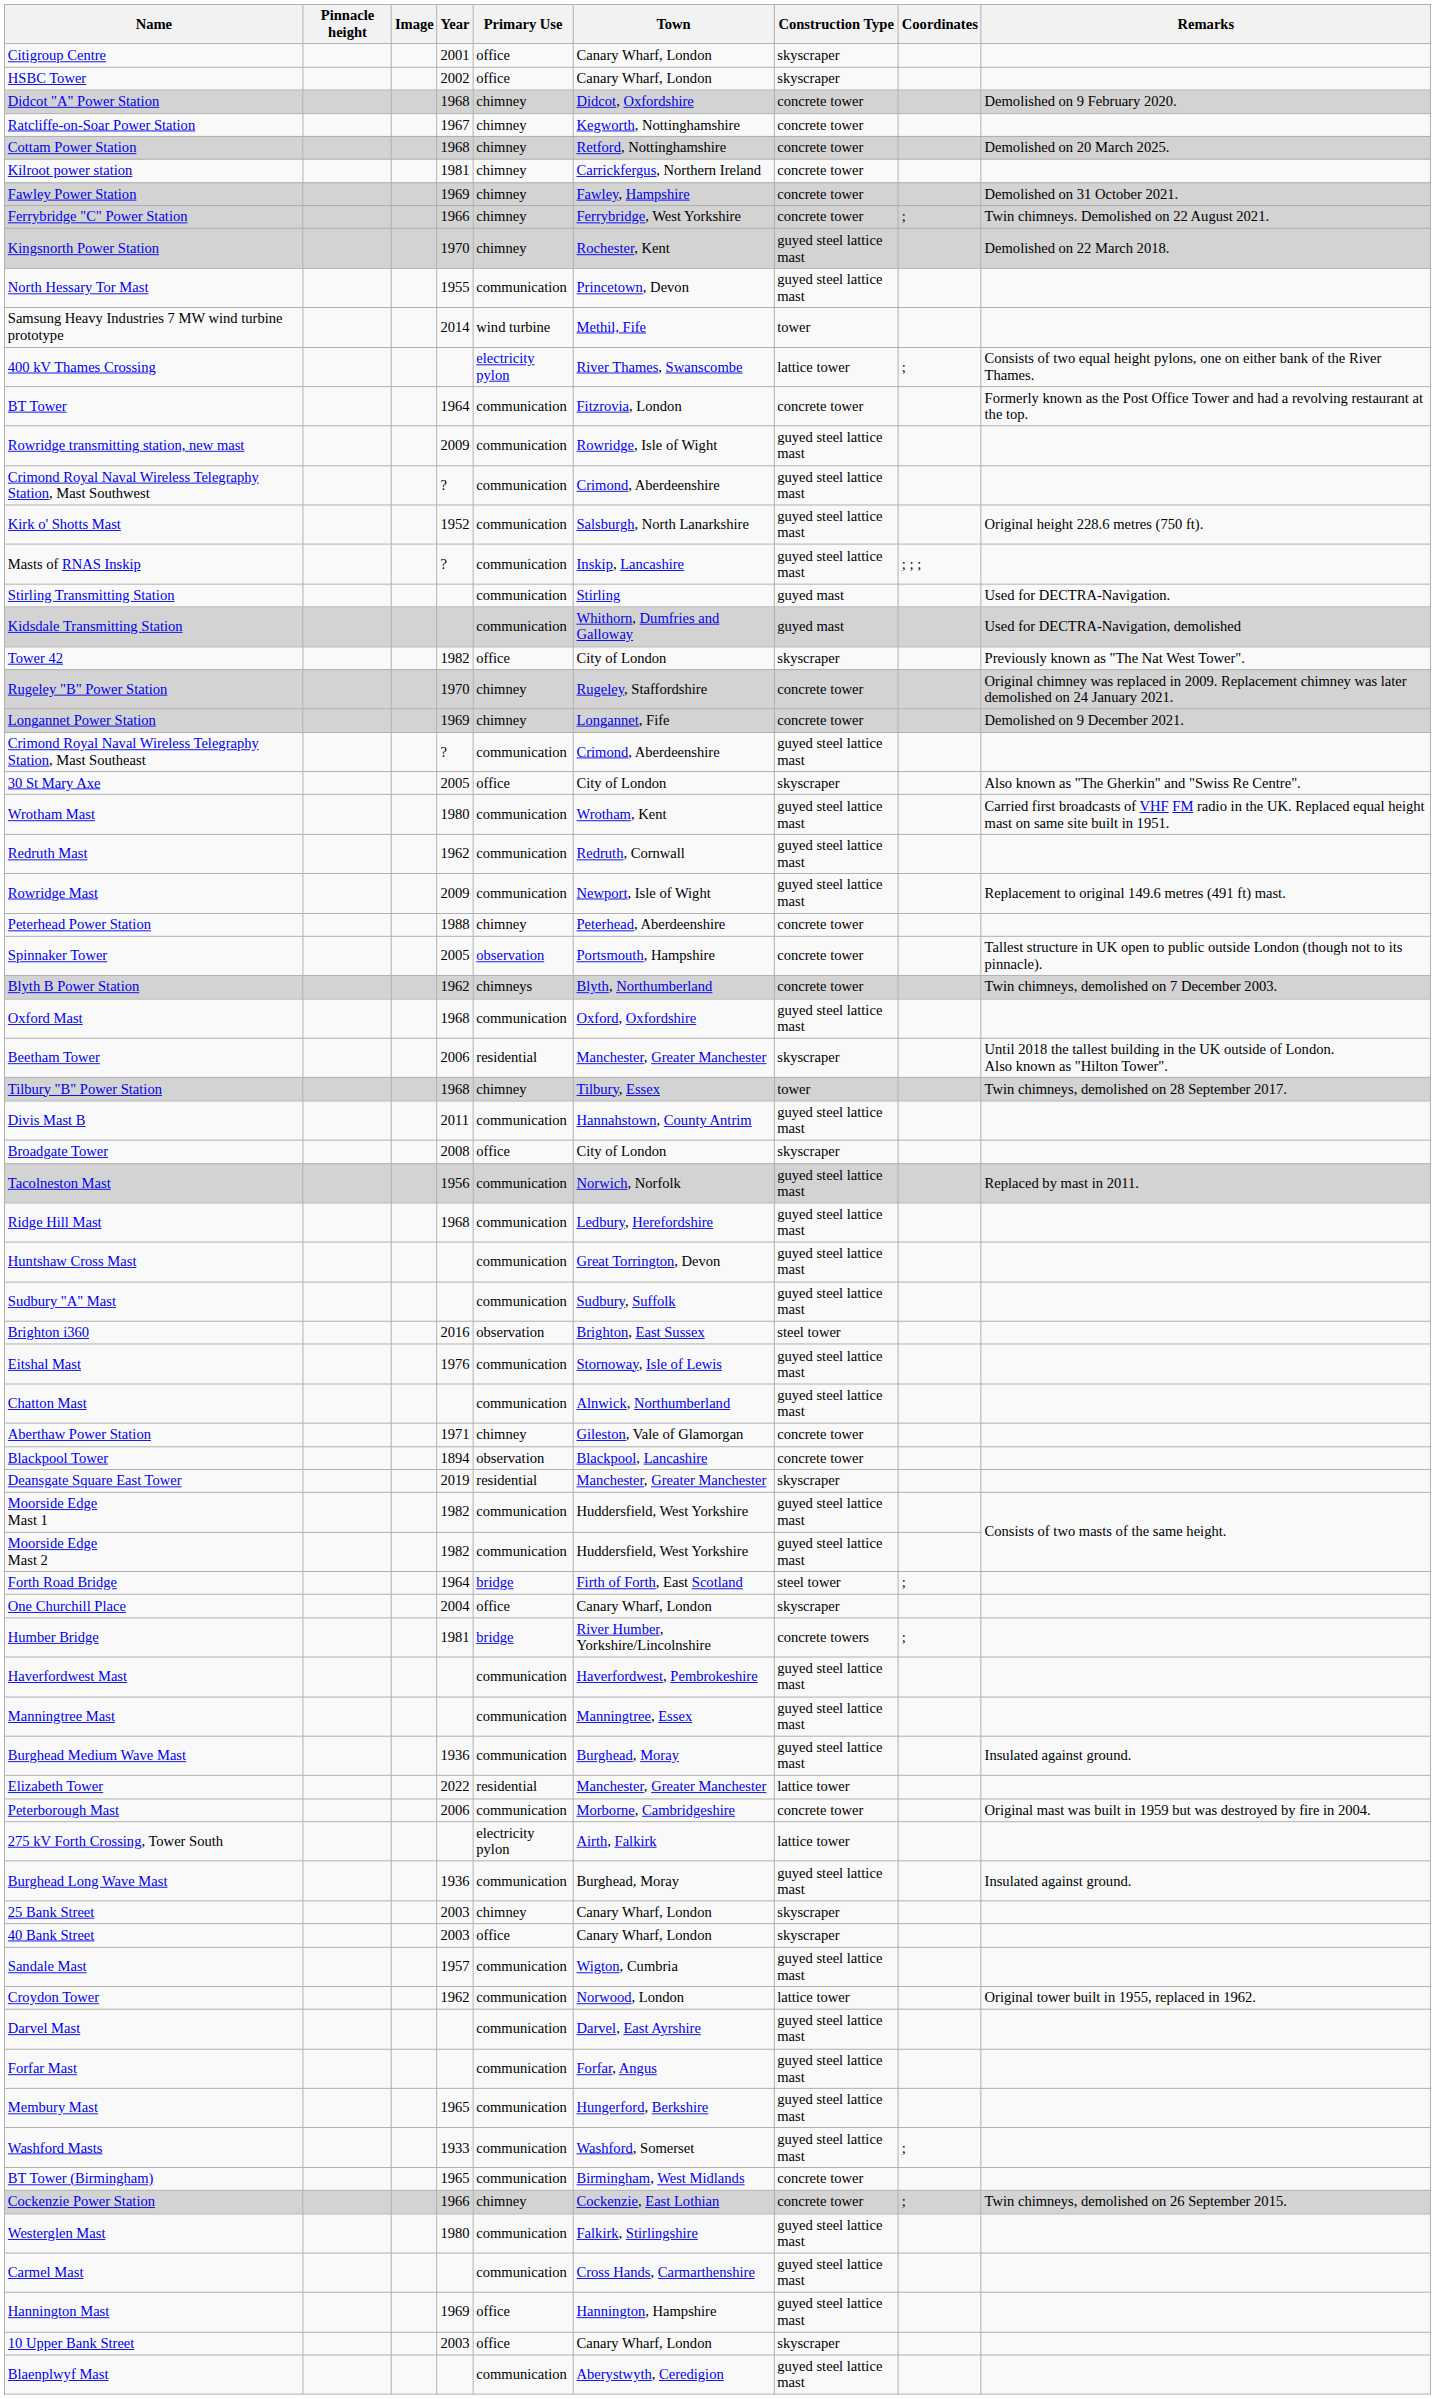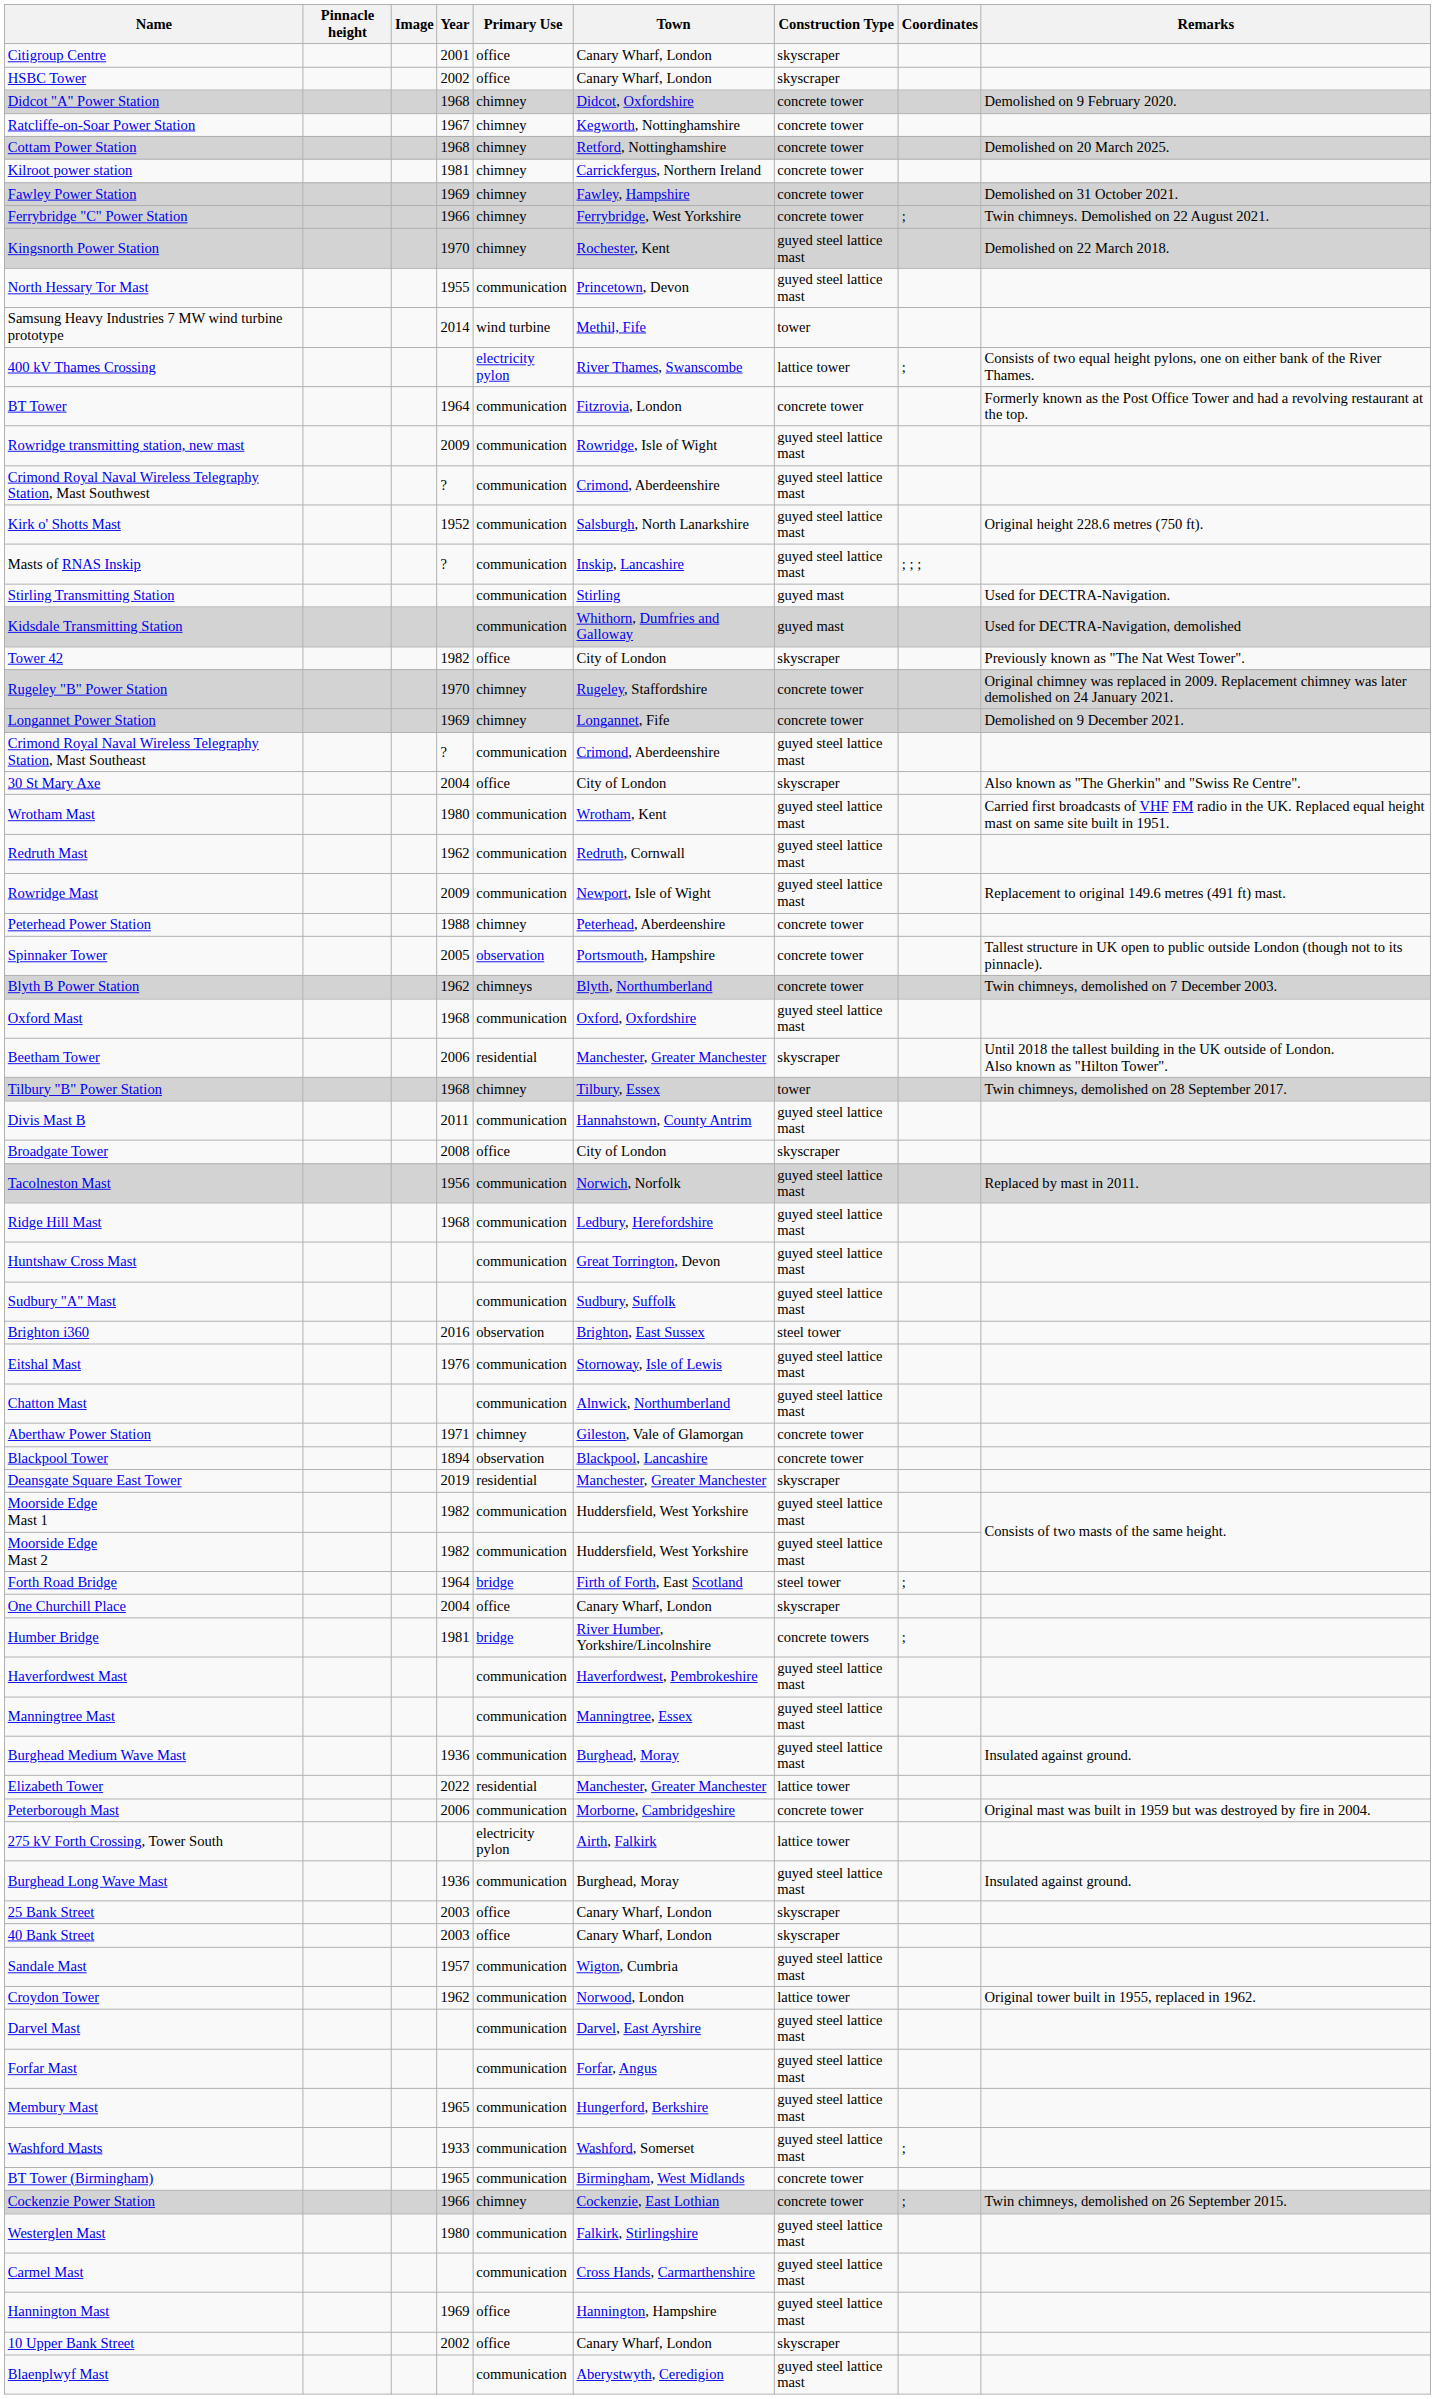(455, 783) 2005 -> (455, 783) 2004
(501, 1912) chimney -> (493, 1912) office
(455, 2343) 2003 -> (455, 2343) 2002
